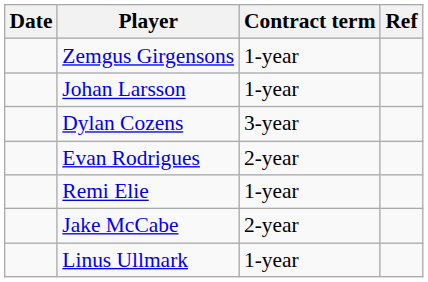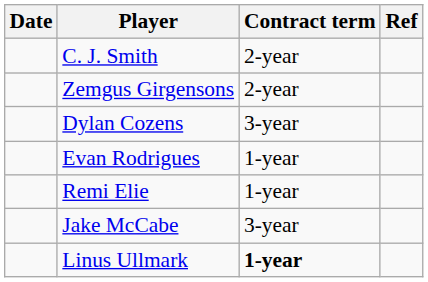+ row: (110, 55)
(271, 55) 1-year -> (271, 89) 2-year
- row: (124, 89)
(271, 157) 2-year -> (271, 157) 1-year
(271, 225) 2-year -> (271, 225) 3-year
(271, 259) normal -> (273, 259) bold
